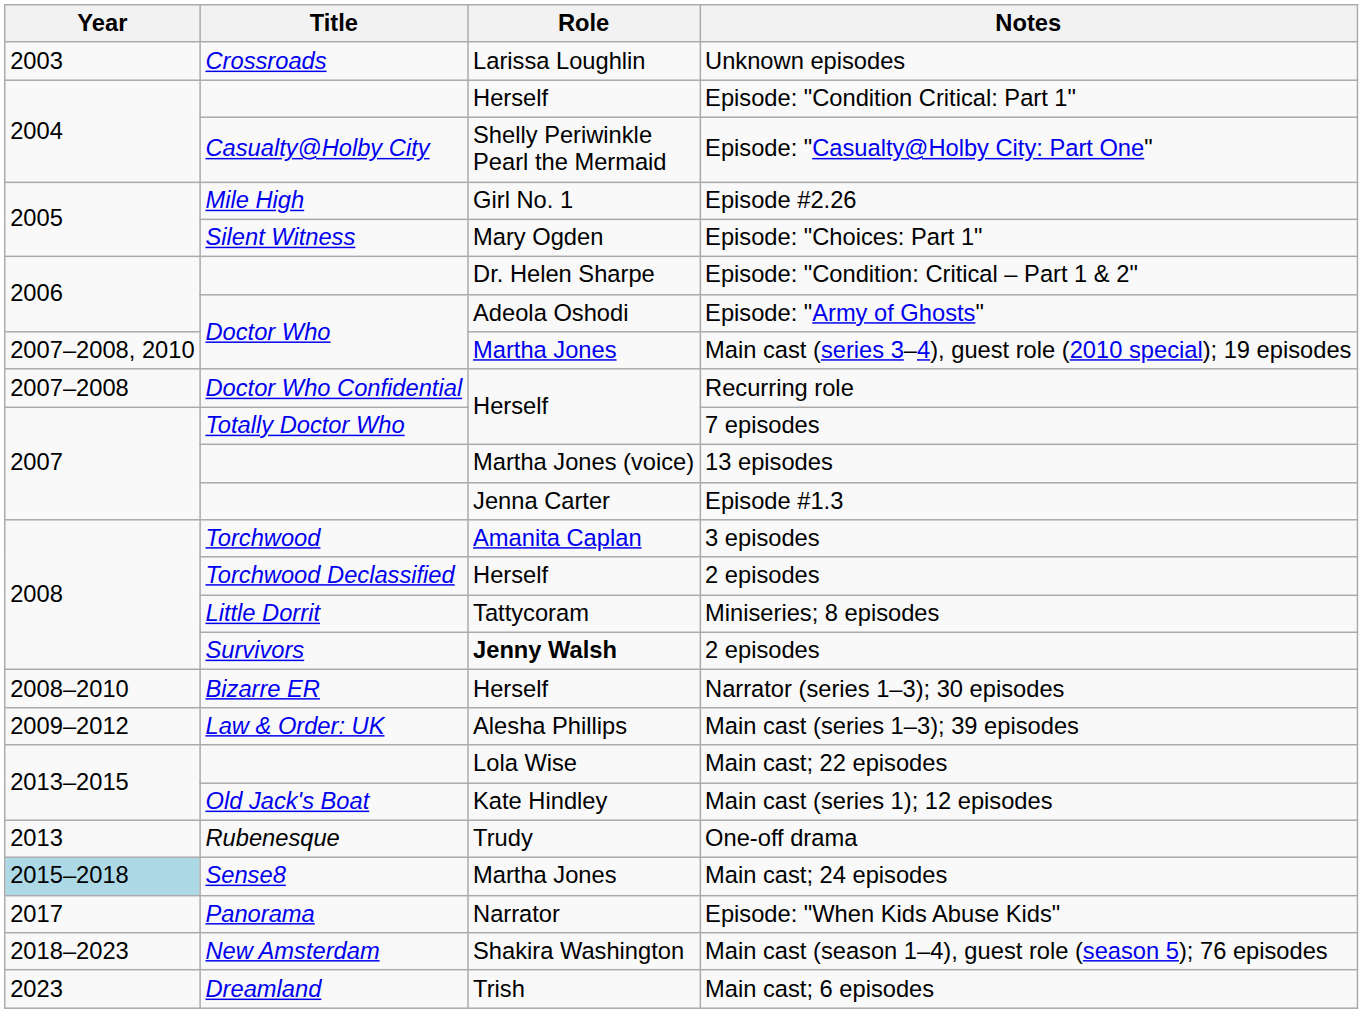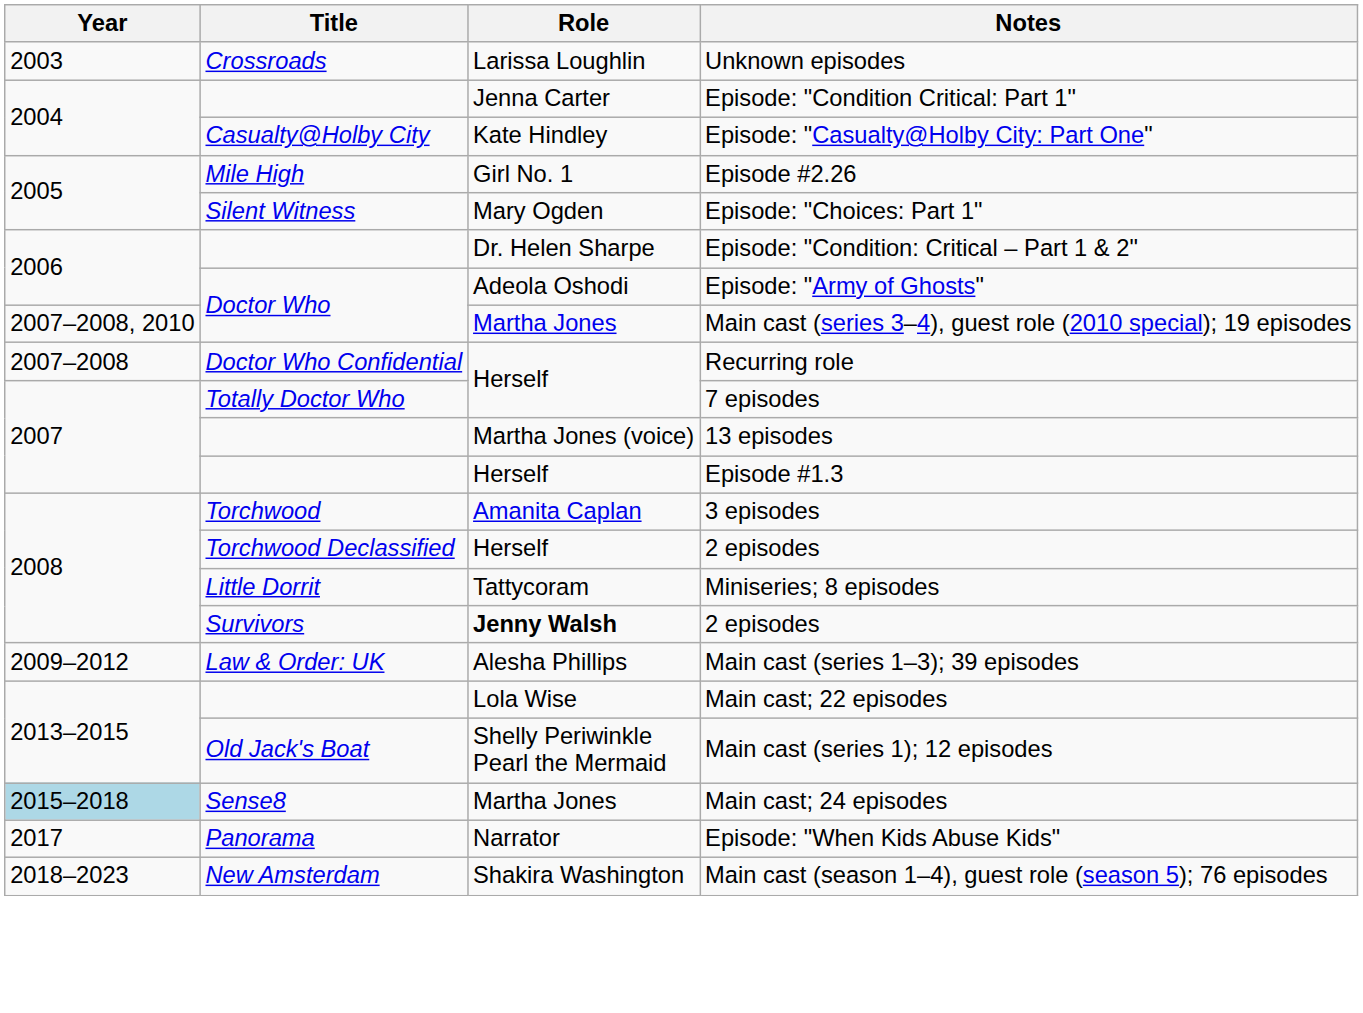(511, 98) Herself -> (542, 98) Jenna Carter
(570, 149) Shelly Periwinkle Pearl the Mermaid -> (540, 135) Kate Hindley
(542, 500) Jenna Carter -> (511, 473) Herself
- row: (263, 688)
(540, 801) Kate Hindley -> (570, 750) Shelly Periwinkle Pearl the Mermaid
- row: (273, 838)
- row: (263, 988)
